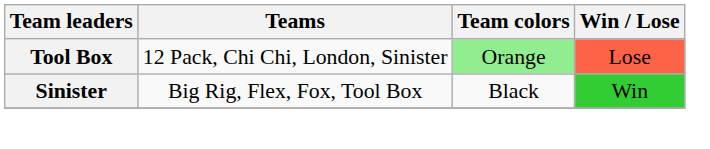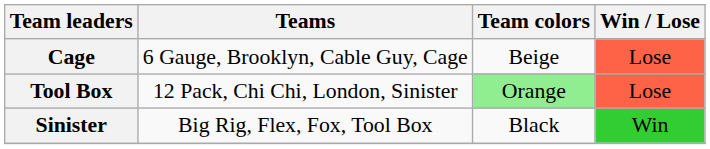+ row: (71, 56)
